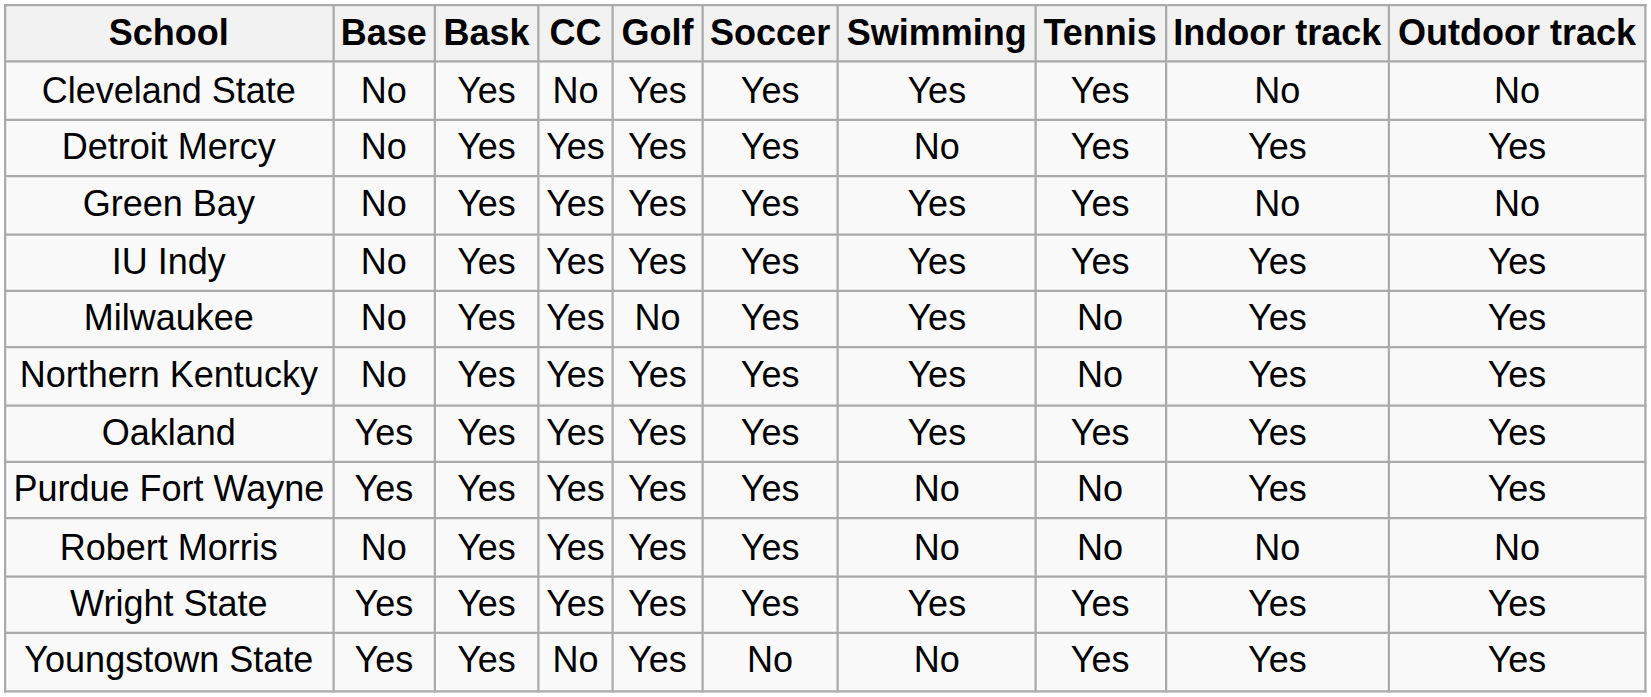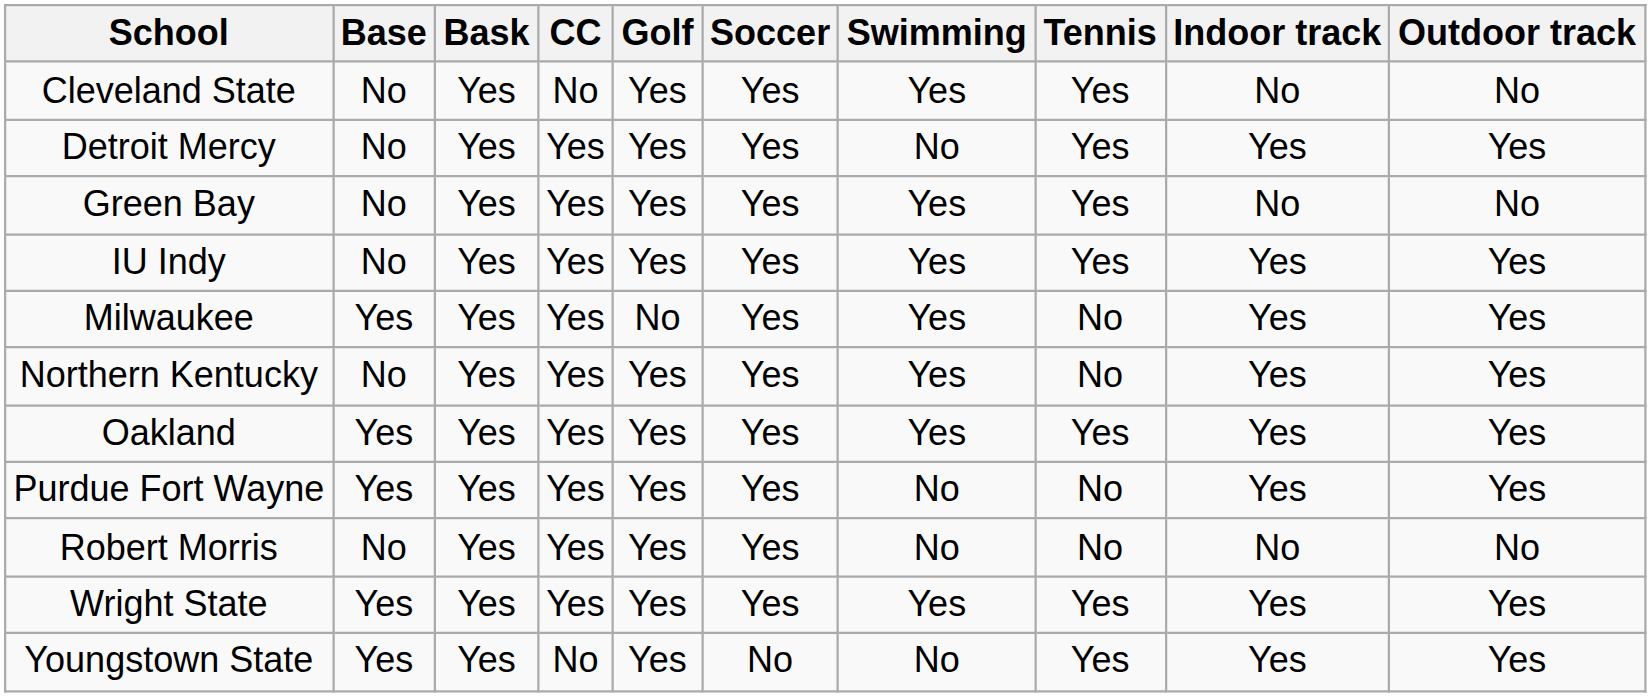(384, 318) No -> (384, 318) Yes
